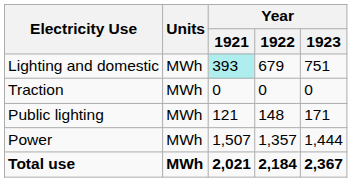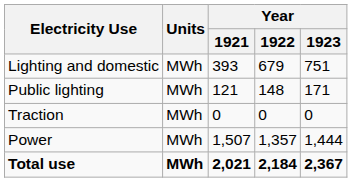(225, 66) paleturquoise background -> (225, 66) no background
rows swapped: (56, 115) <-> (36, 90)
